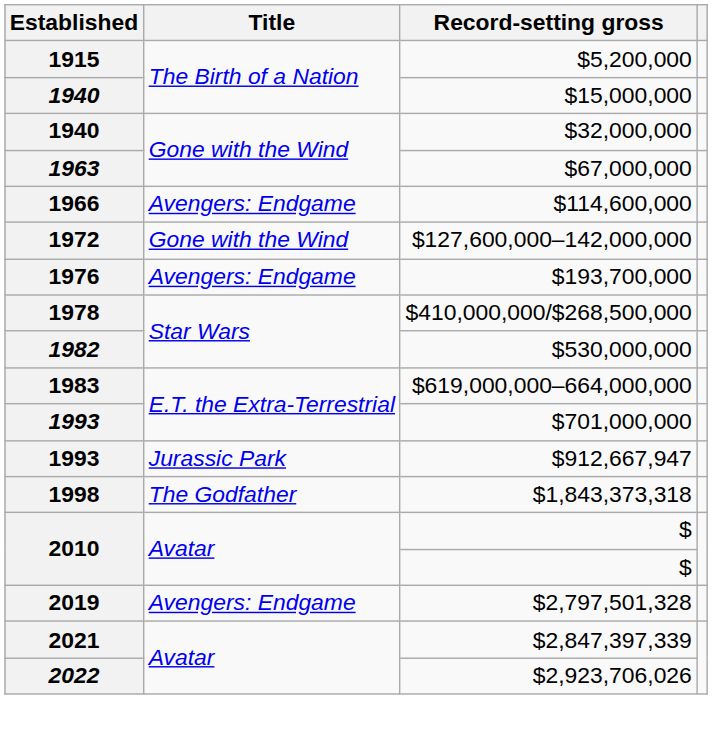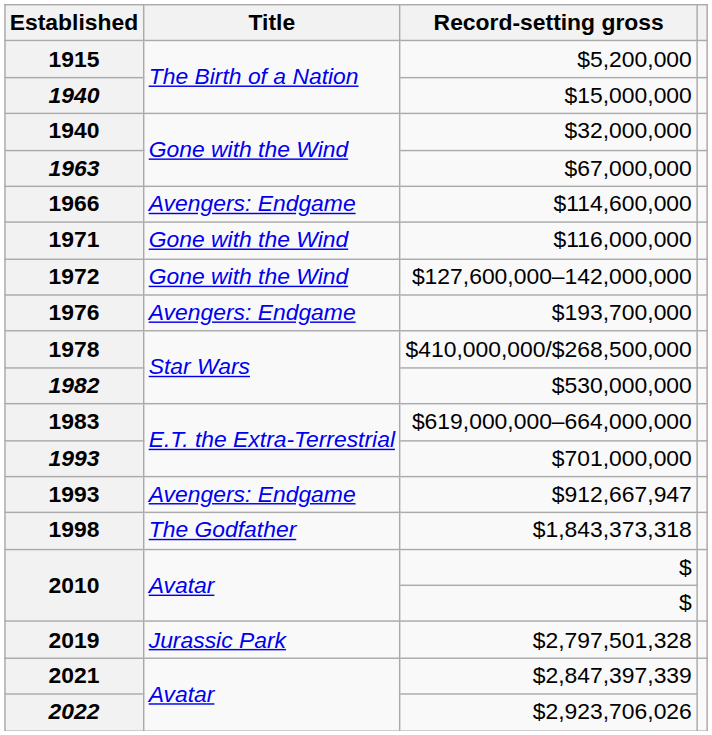+ row: (74, 240)
(217, 458) Jurassic Park -> (252, 494) Avengers: Endgame
(252, 603) Avengers: Endgame -> (217, 639) Jurassic Park
